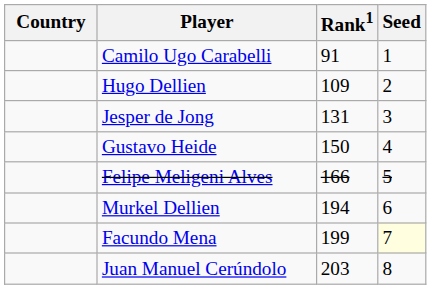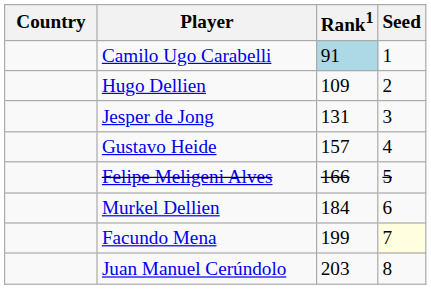(330, 55) no background -> (330, 55) lightblue background
(335, 146) 150 -> (335, 146) 157
(335, 207) 194 -> (335, 207) 184
